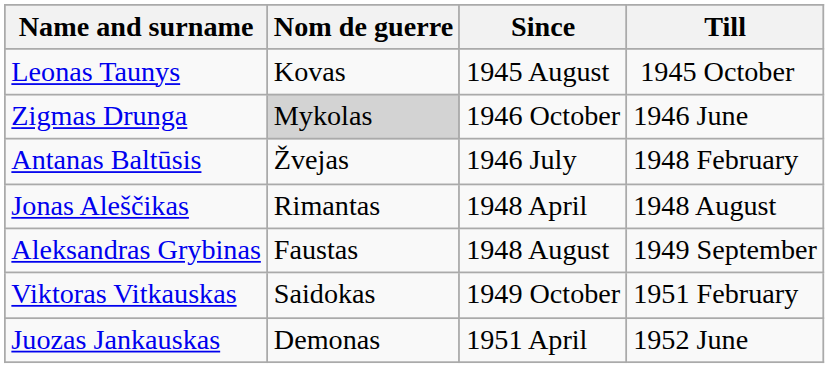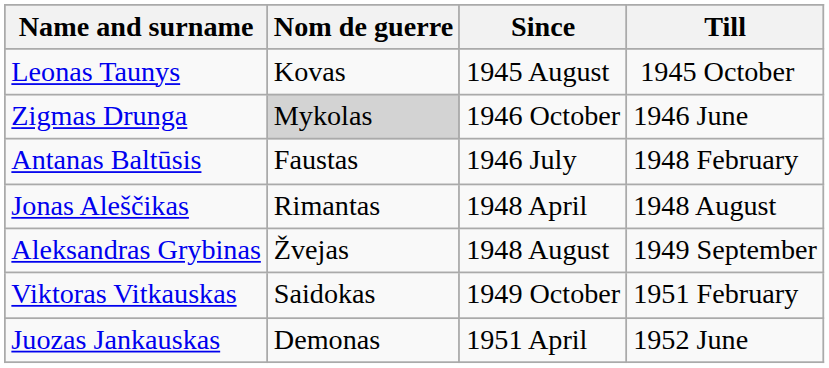(311, 160) Žvejas -> (316, 160) Faustas
(316, 250) Faustas -> (311, 250) Žvejas
